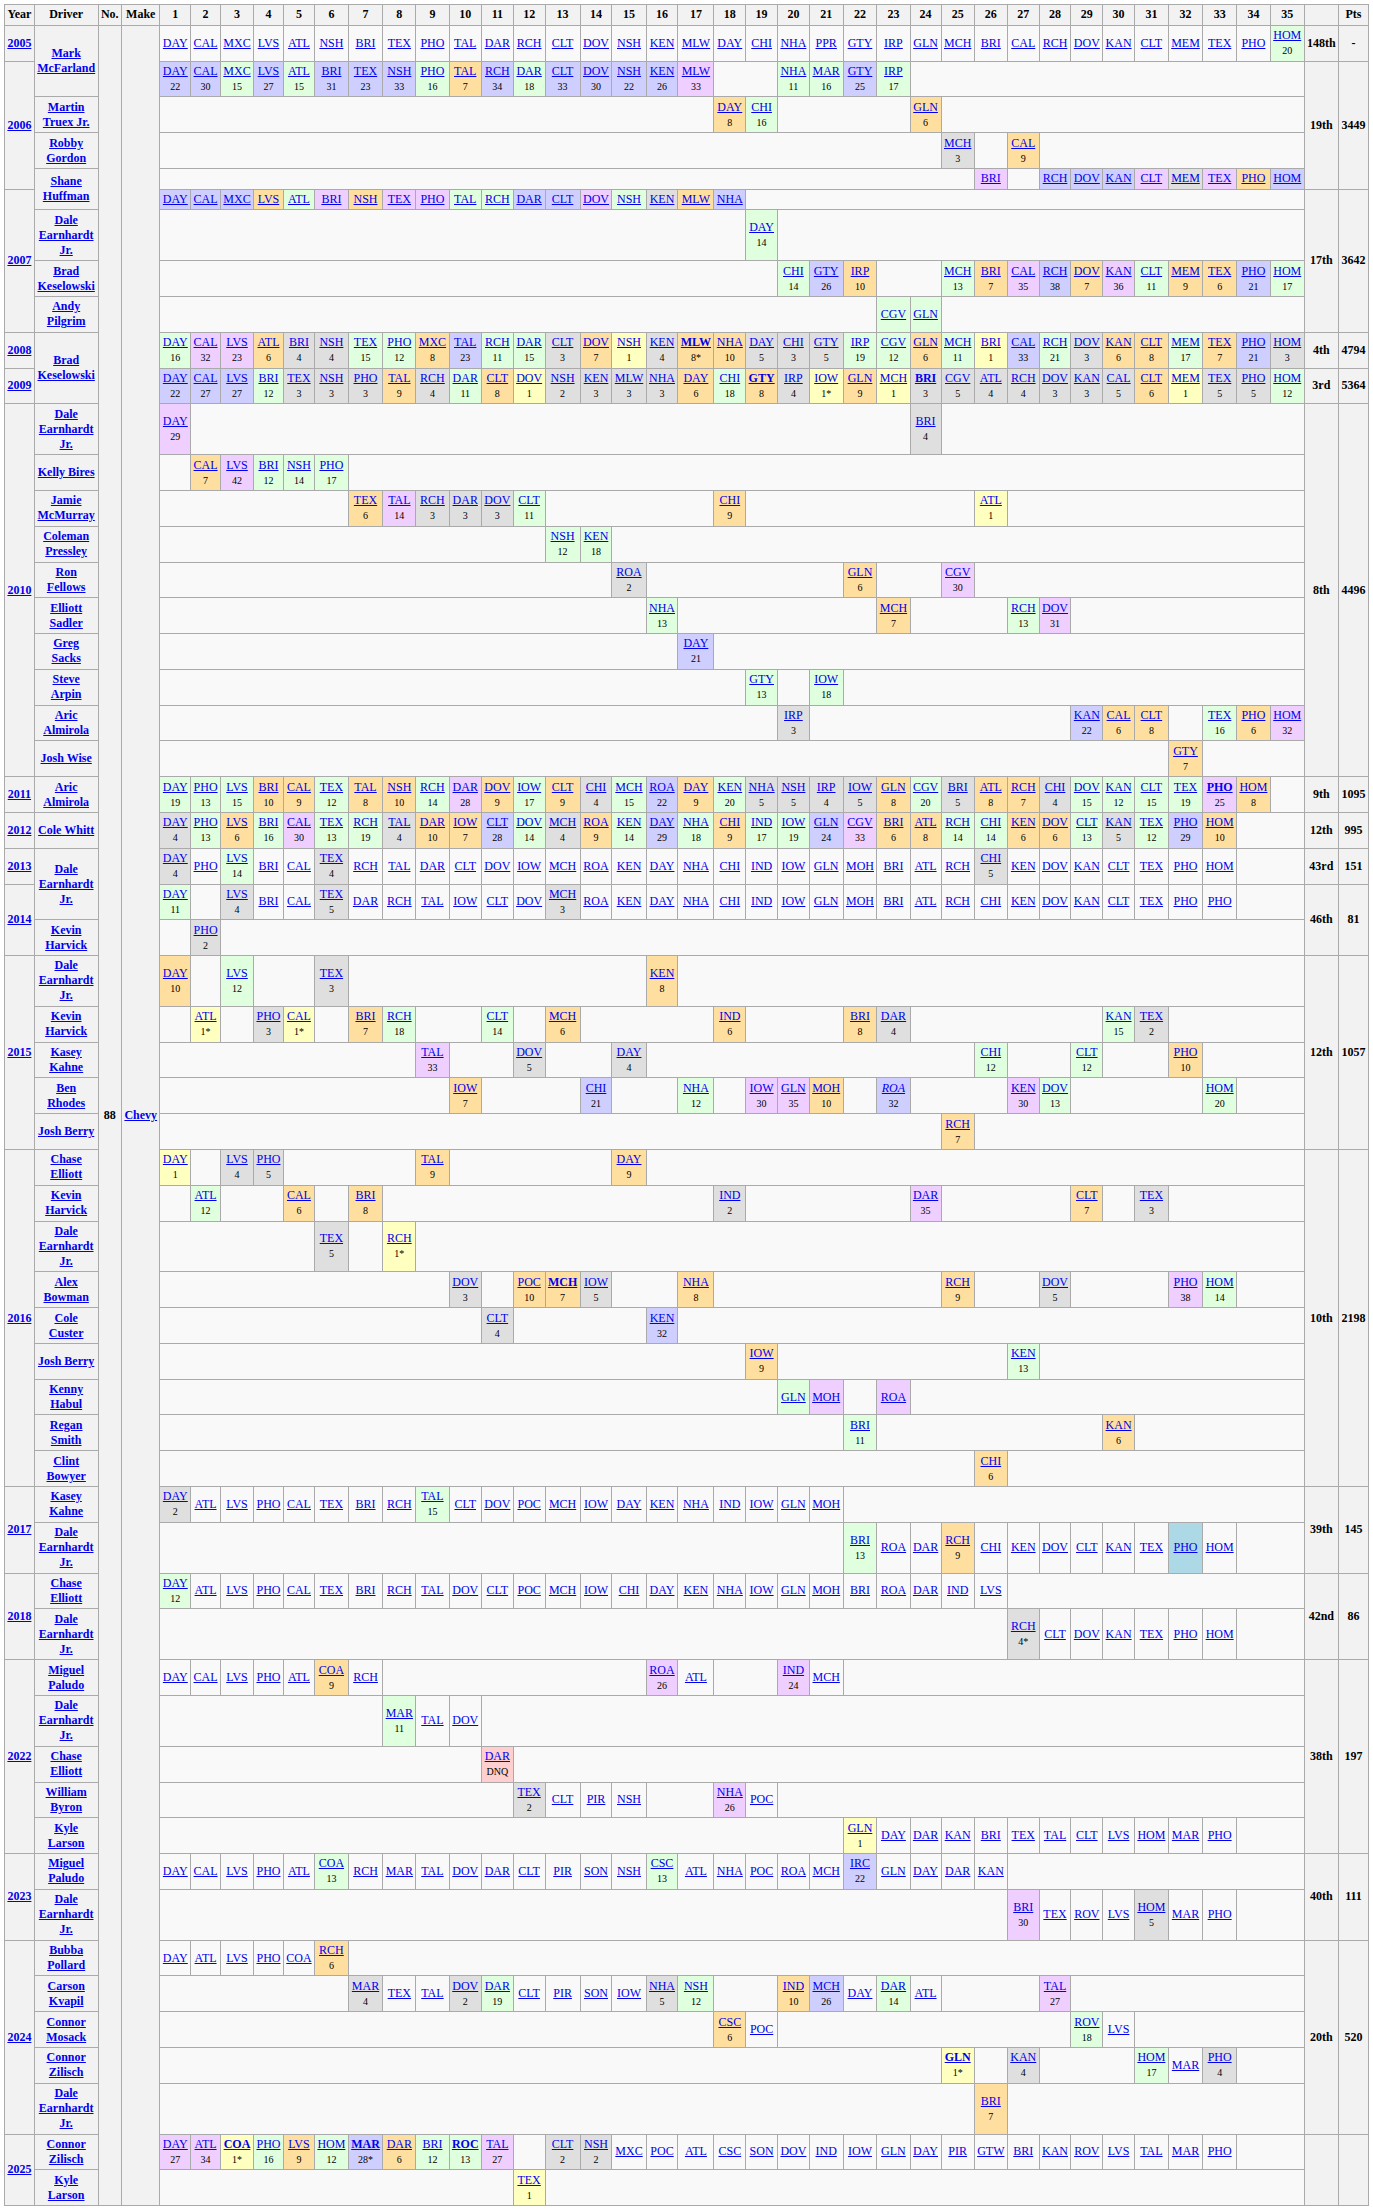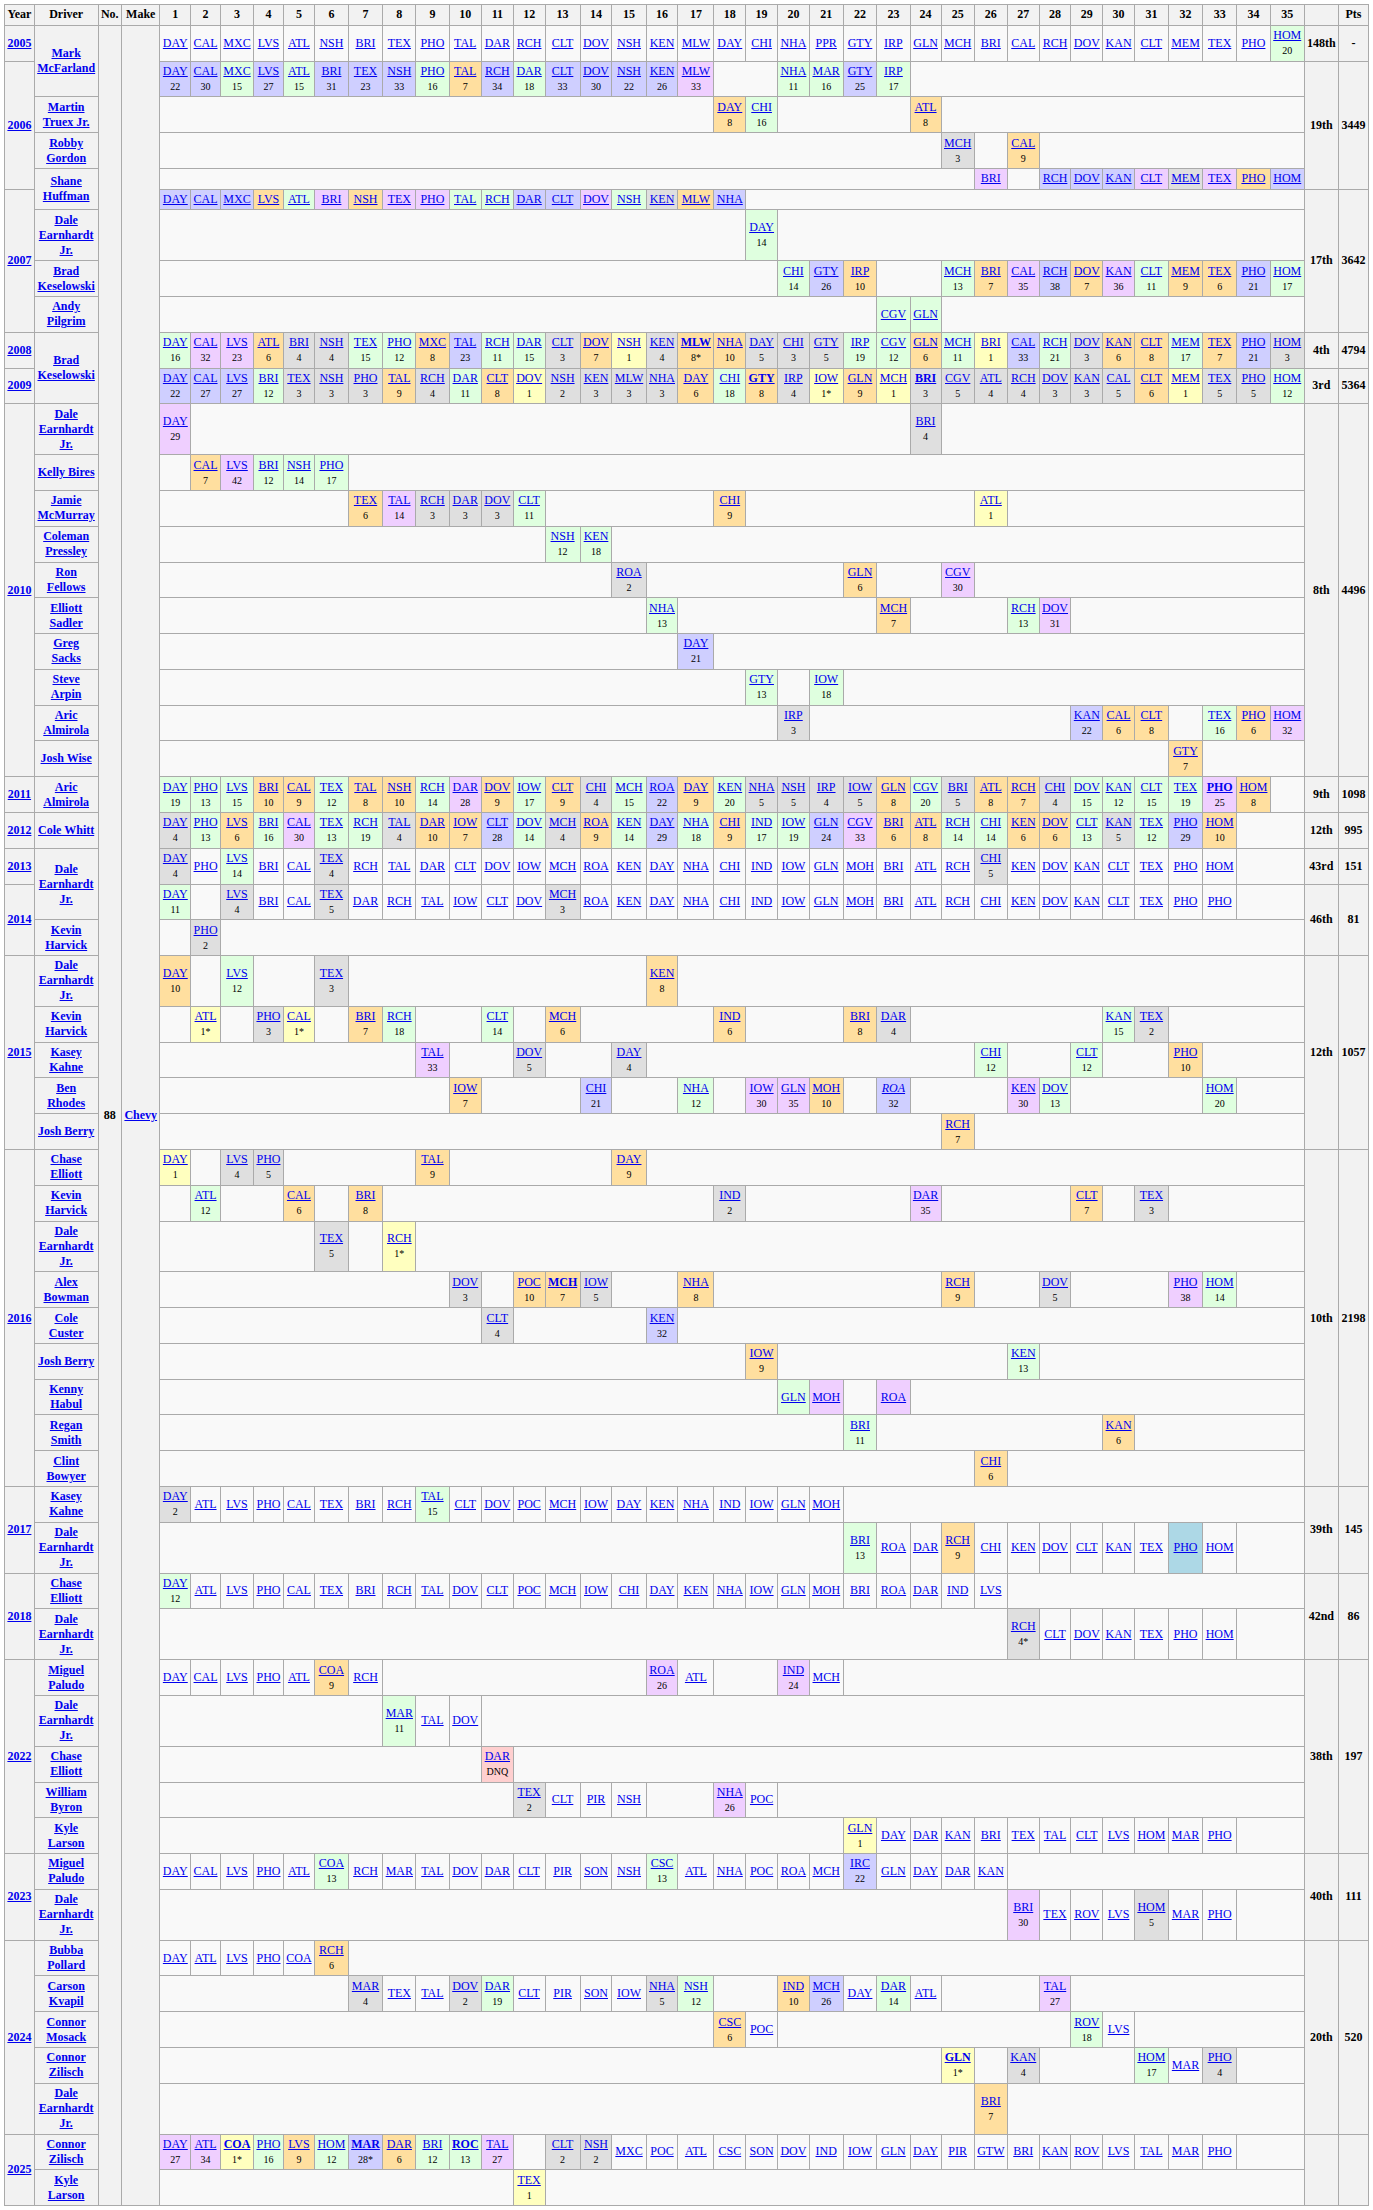(926, 114) GLN 6 -> (926, 114) ATL 8
(1353, 794) 1095 -> (1353, 794) 1098
